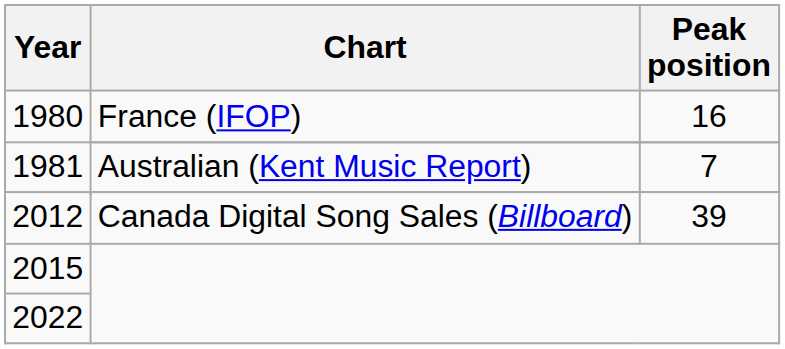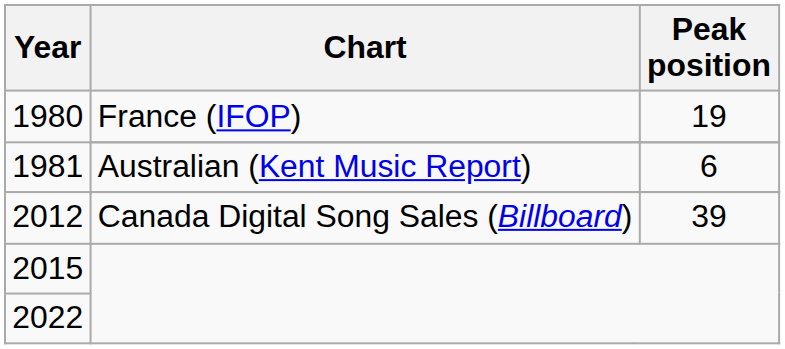(709, 116) 16 -> (709, 116) 19
(709, 166) 7 -> (709, 166) 6
